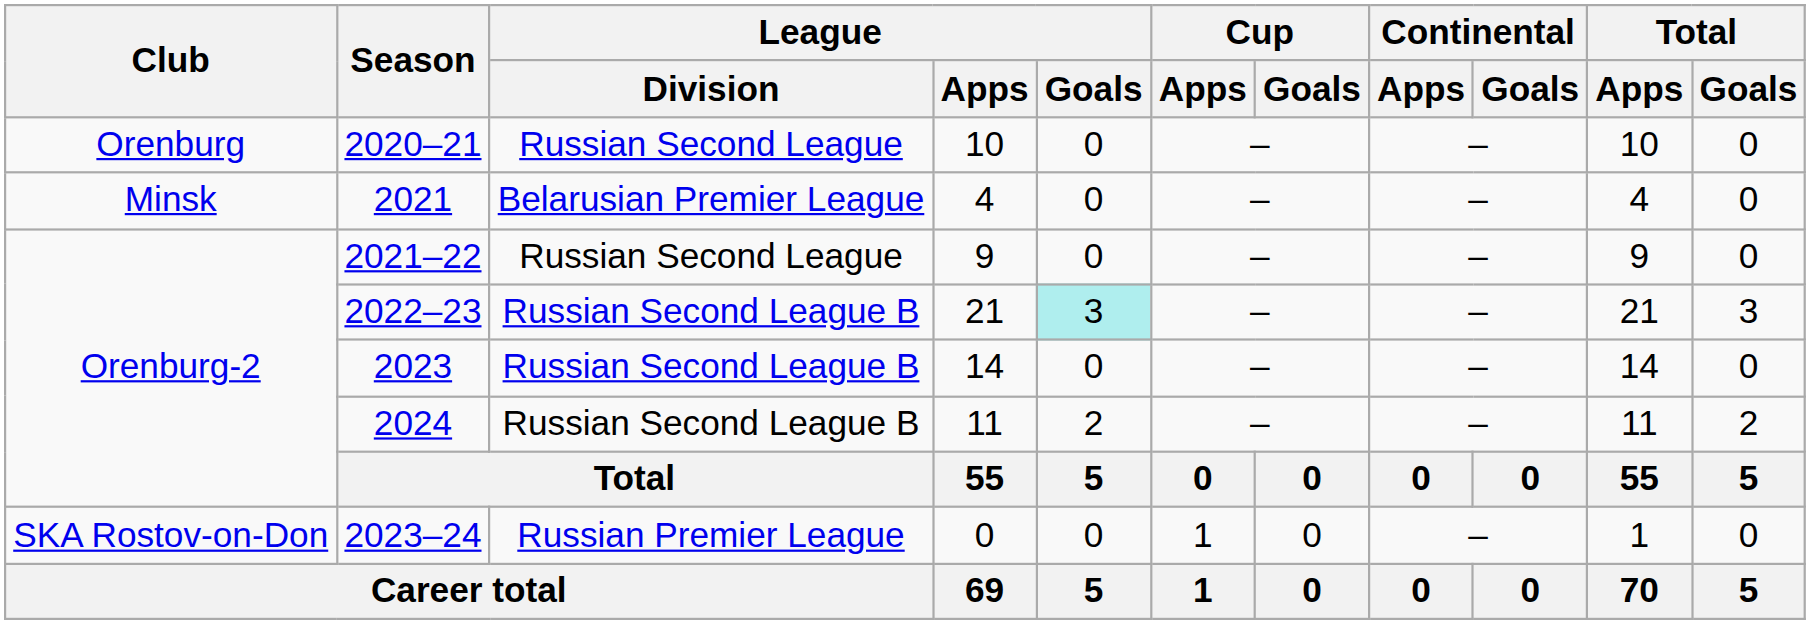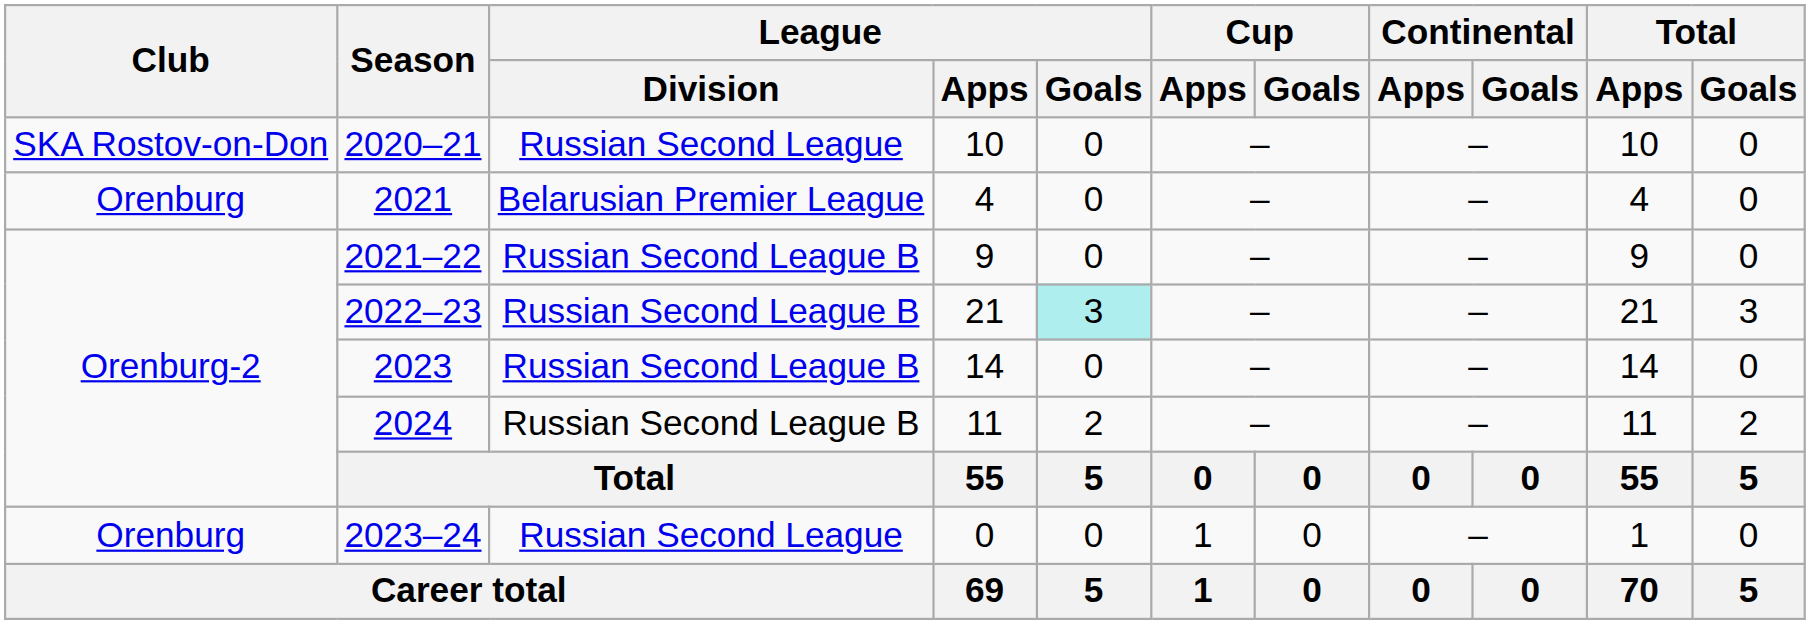(171, 144) Orenburg -> (171, 144) SKA Rostov-on-Don
(171, 199) Minsk -> (171, 199) Orenburg
(711, 255) Russian Second League -> (711, 255) Russian Second League B
(171, 534) SKA Rostov-on-Don -> (171, 534) Orenburg
(711, 534) Russian Premier League -> (711, 534) Russian Second League
